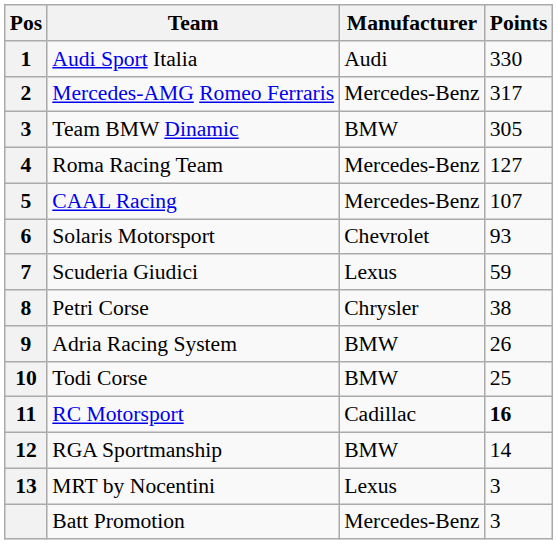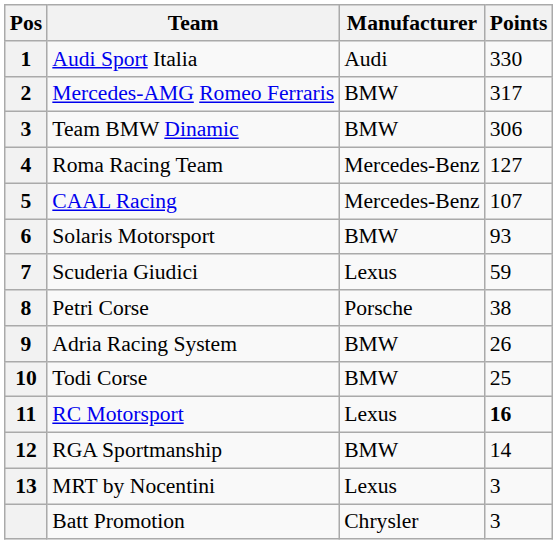(412, 93) Mercedes-Benz -> (371, 93) BMW
(506, 129) 305 -> (506, 129) 306
(387, 236) Chevrolet -> (371, 236) BMW
(381, 307) Chrysler -> (378, 307) Porsche
(380, 414) Cadillac -> (371, 414) Lexus
(412, 521) Mercedes-Benz -> (381, 521) Chrysler
